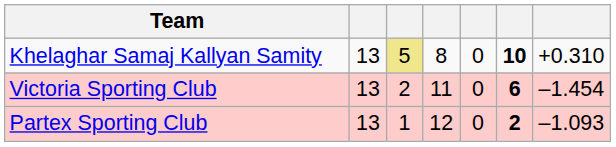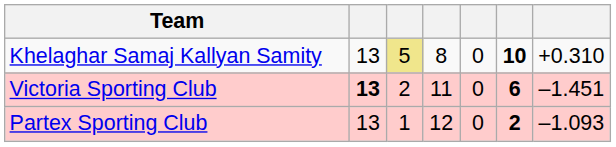(368, 89) normal -> (368, 89) bold
(571, 89) –1.454 -> (571, 89) –1.451
